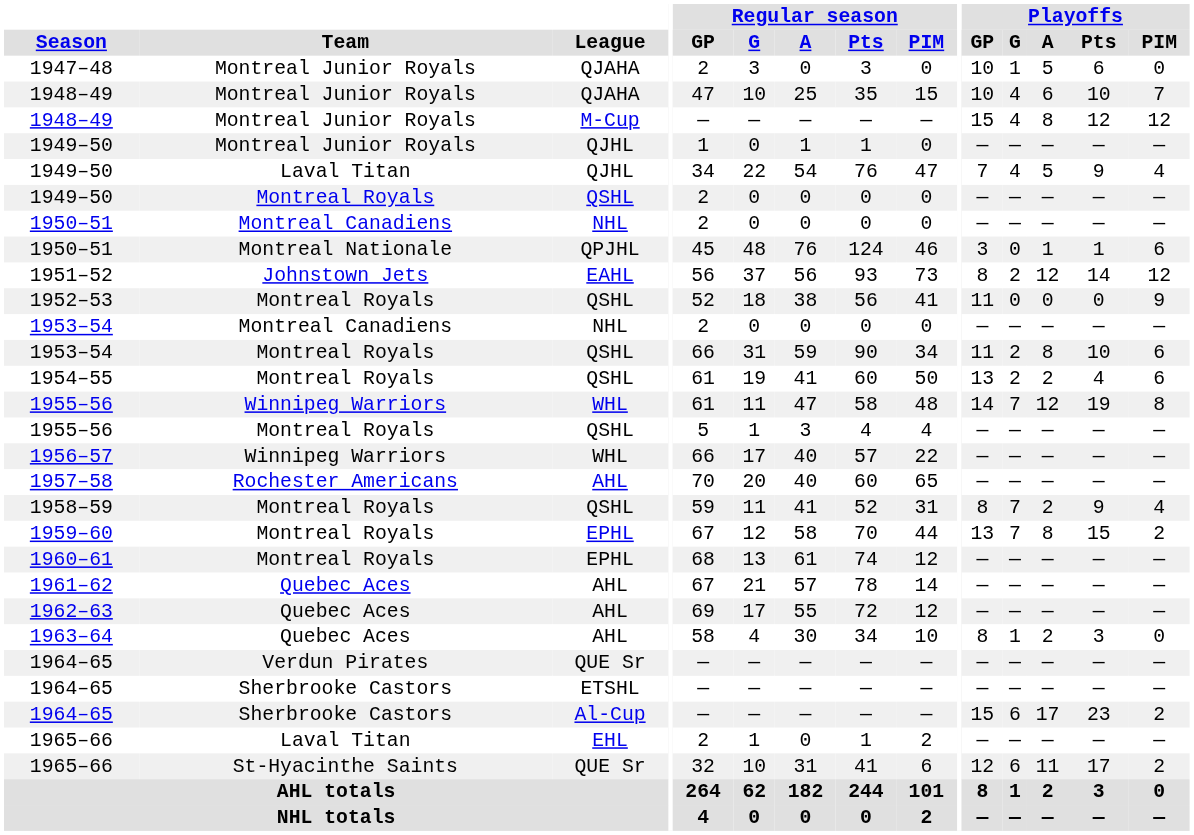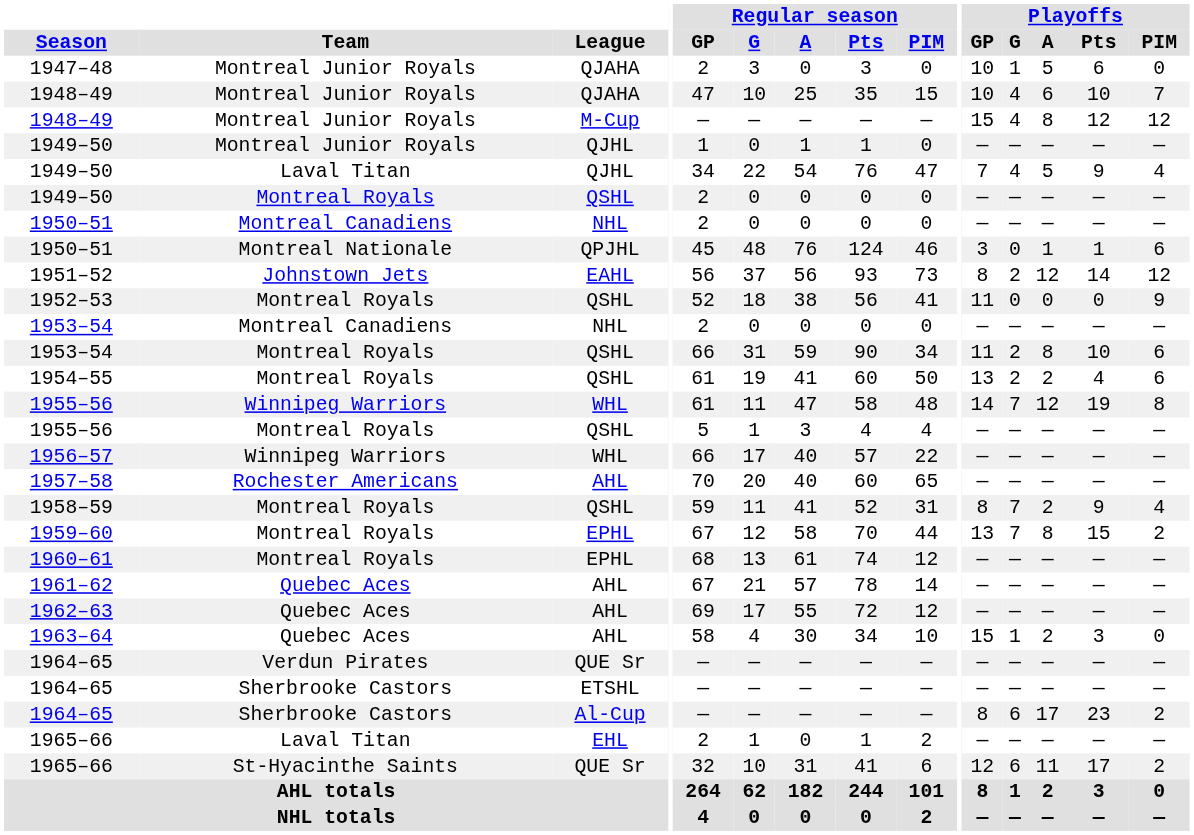(982, 637) 8 -> (982, 637) 15
(982, 715) 15 -> (982, 715) 8
